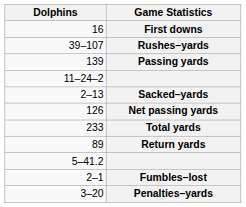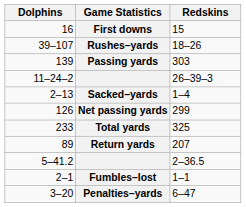+ column: (205, 12)
